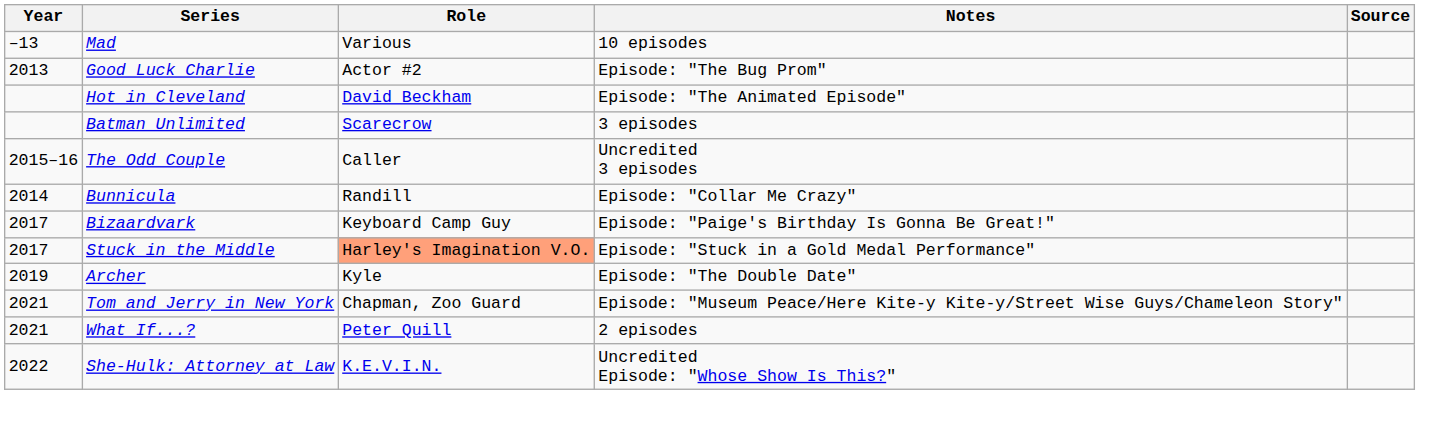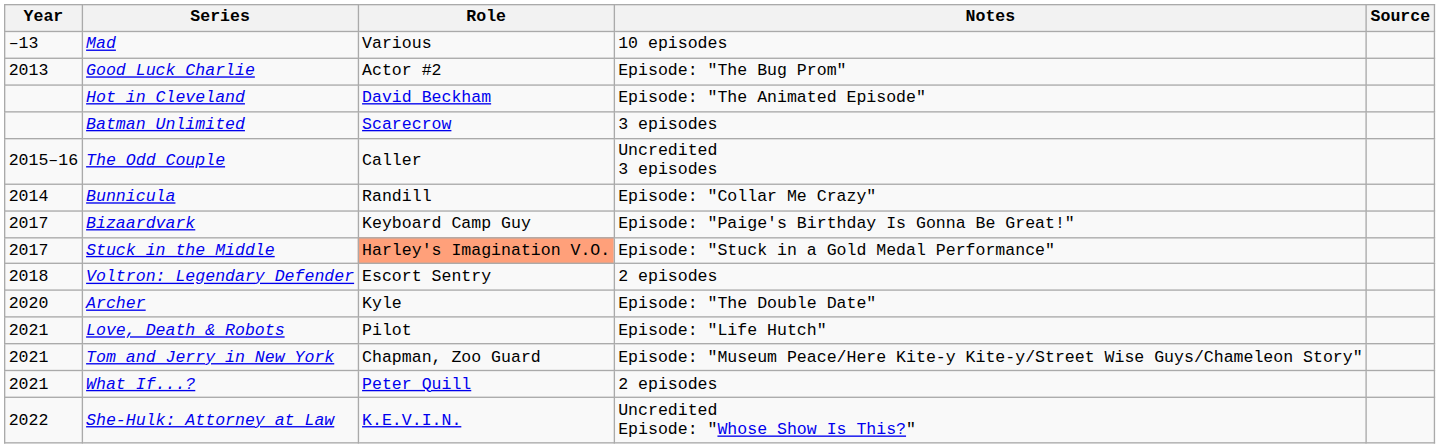+ row: (220, 278)
(29, 278) 2019 -> (29, 304) 2020
+ row: (185, 331)
